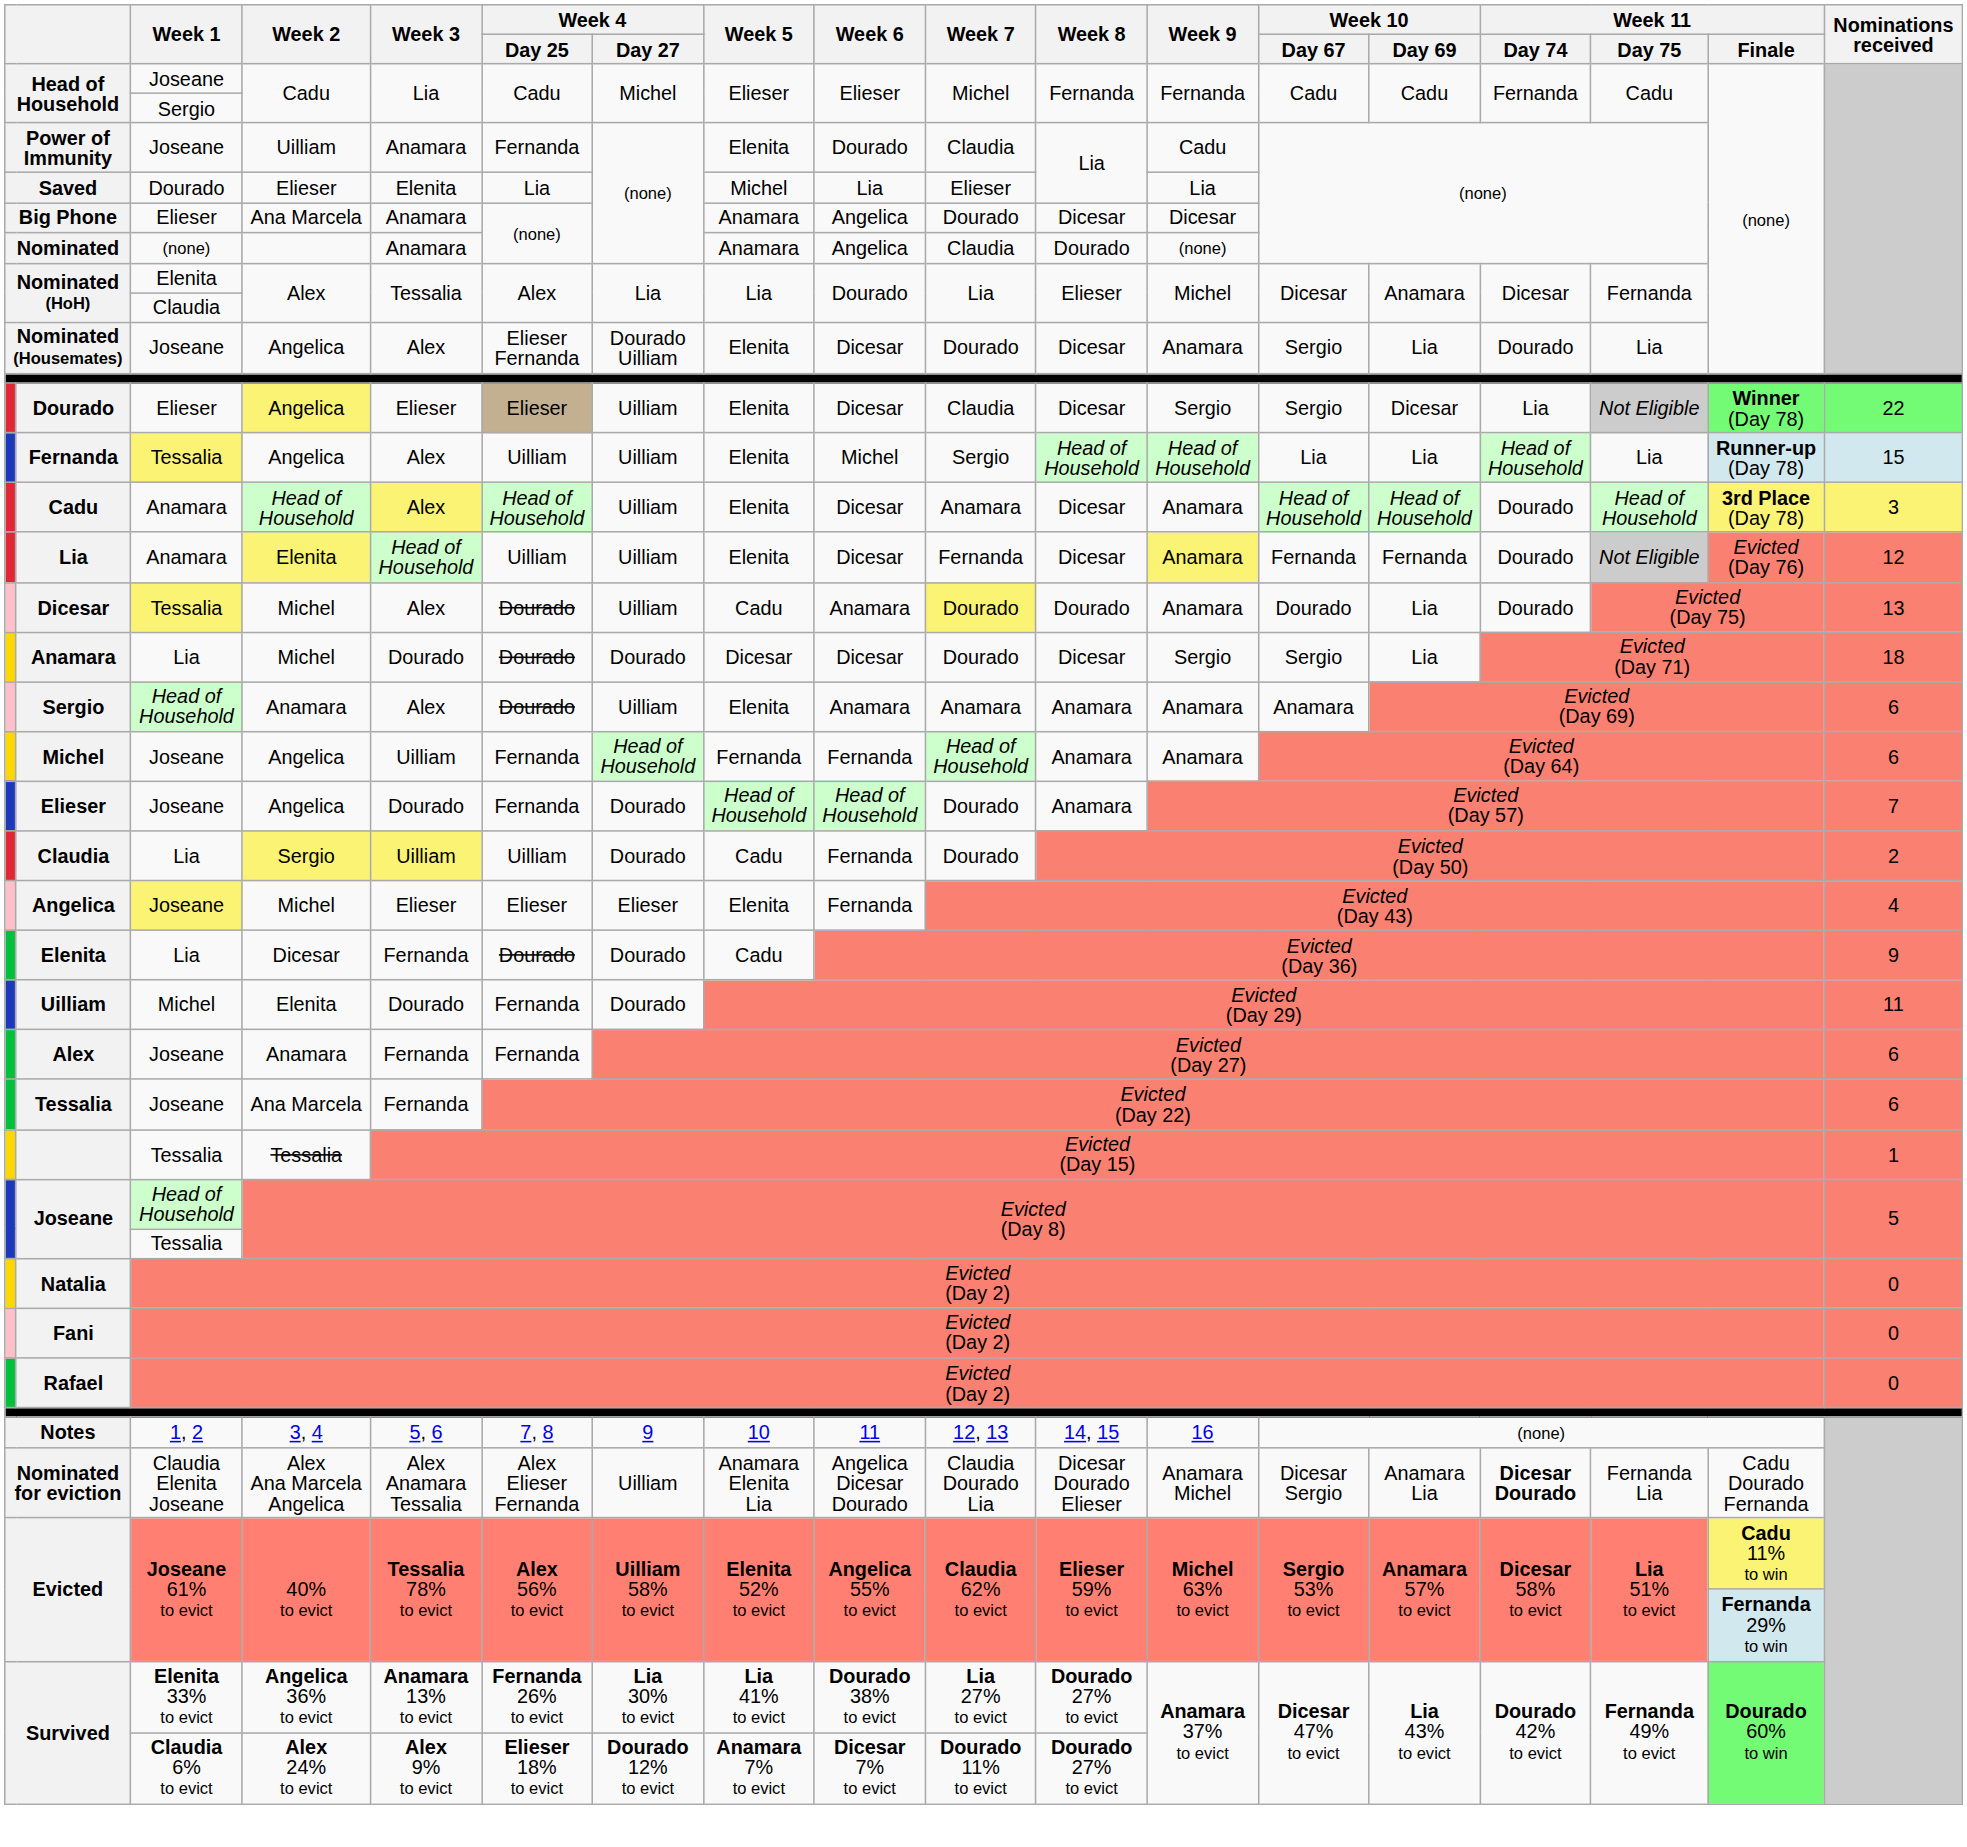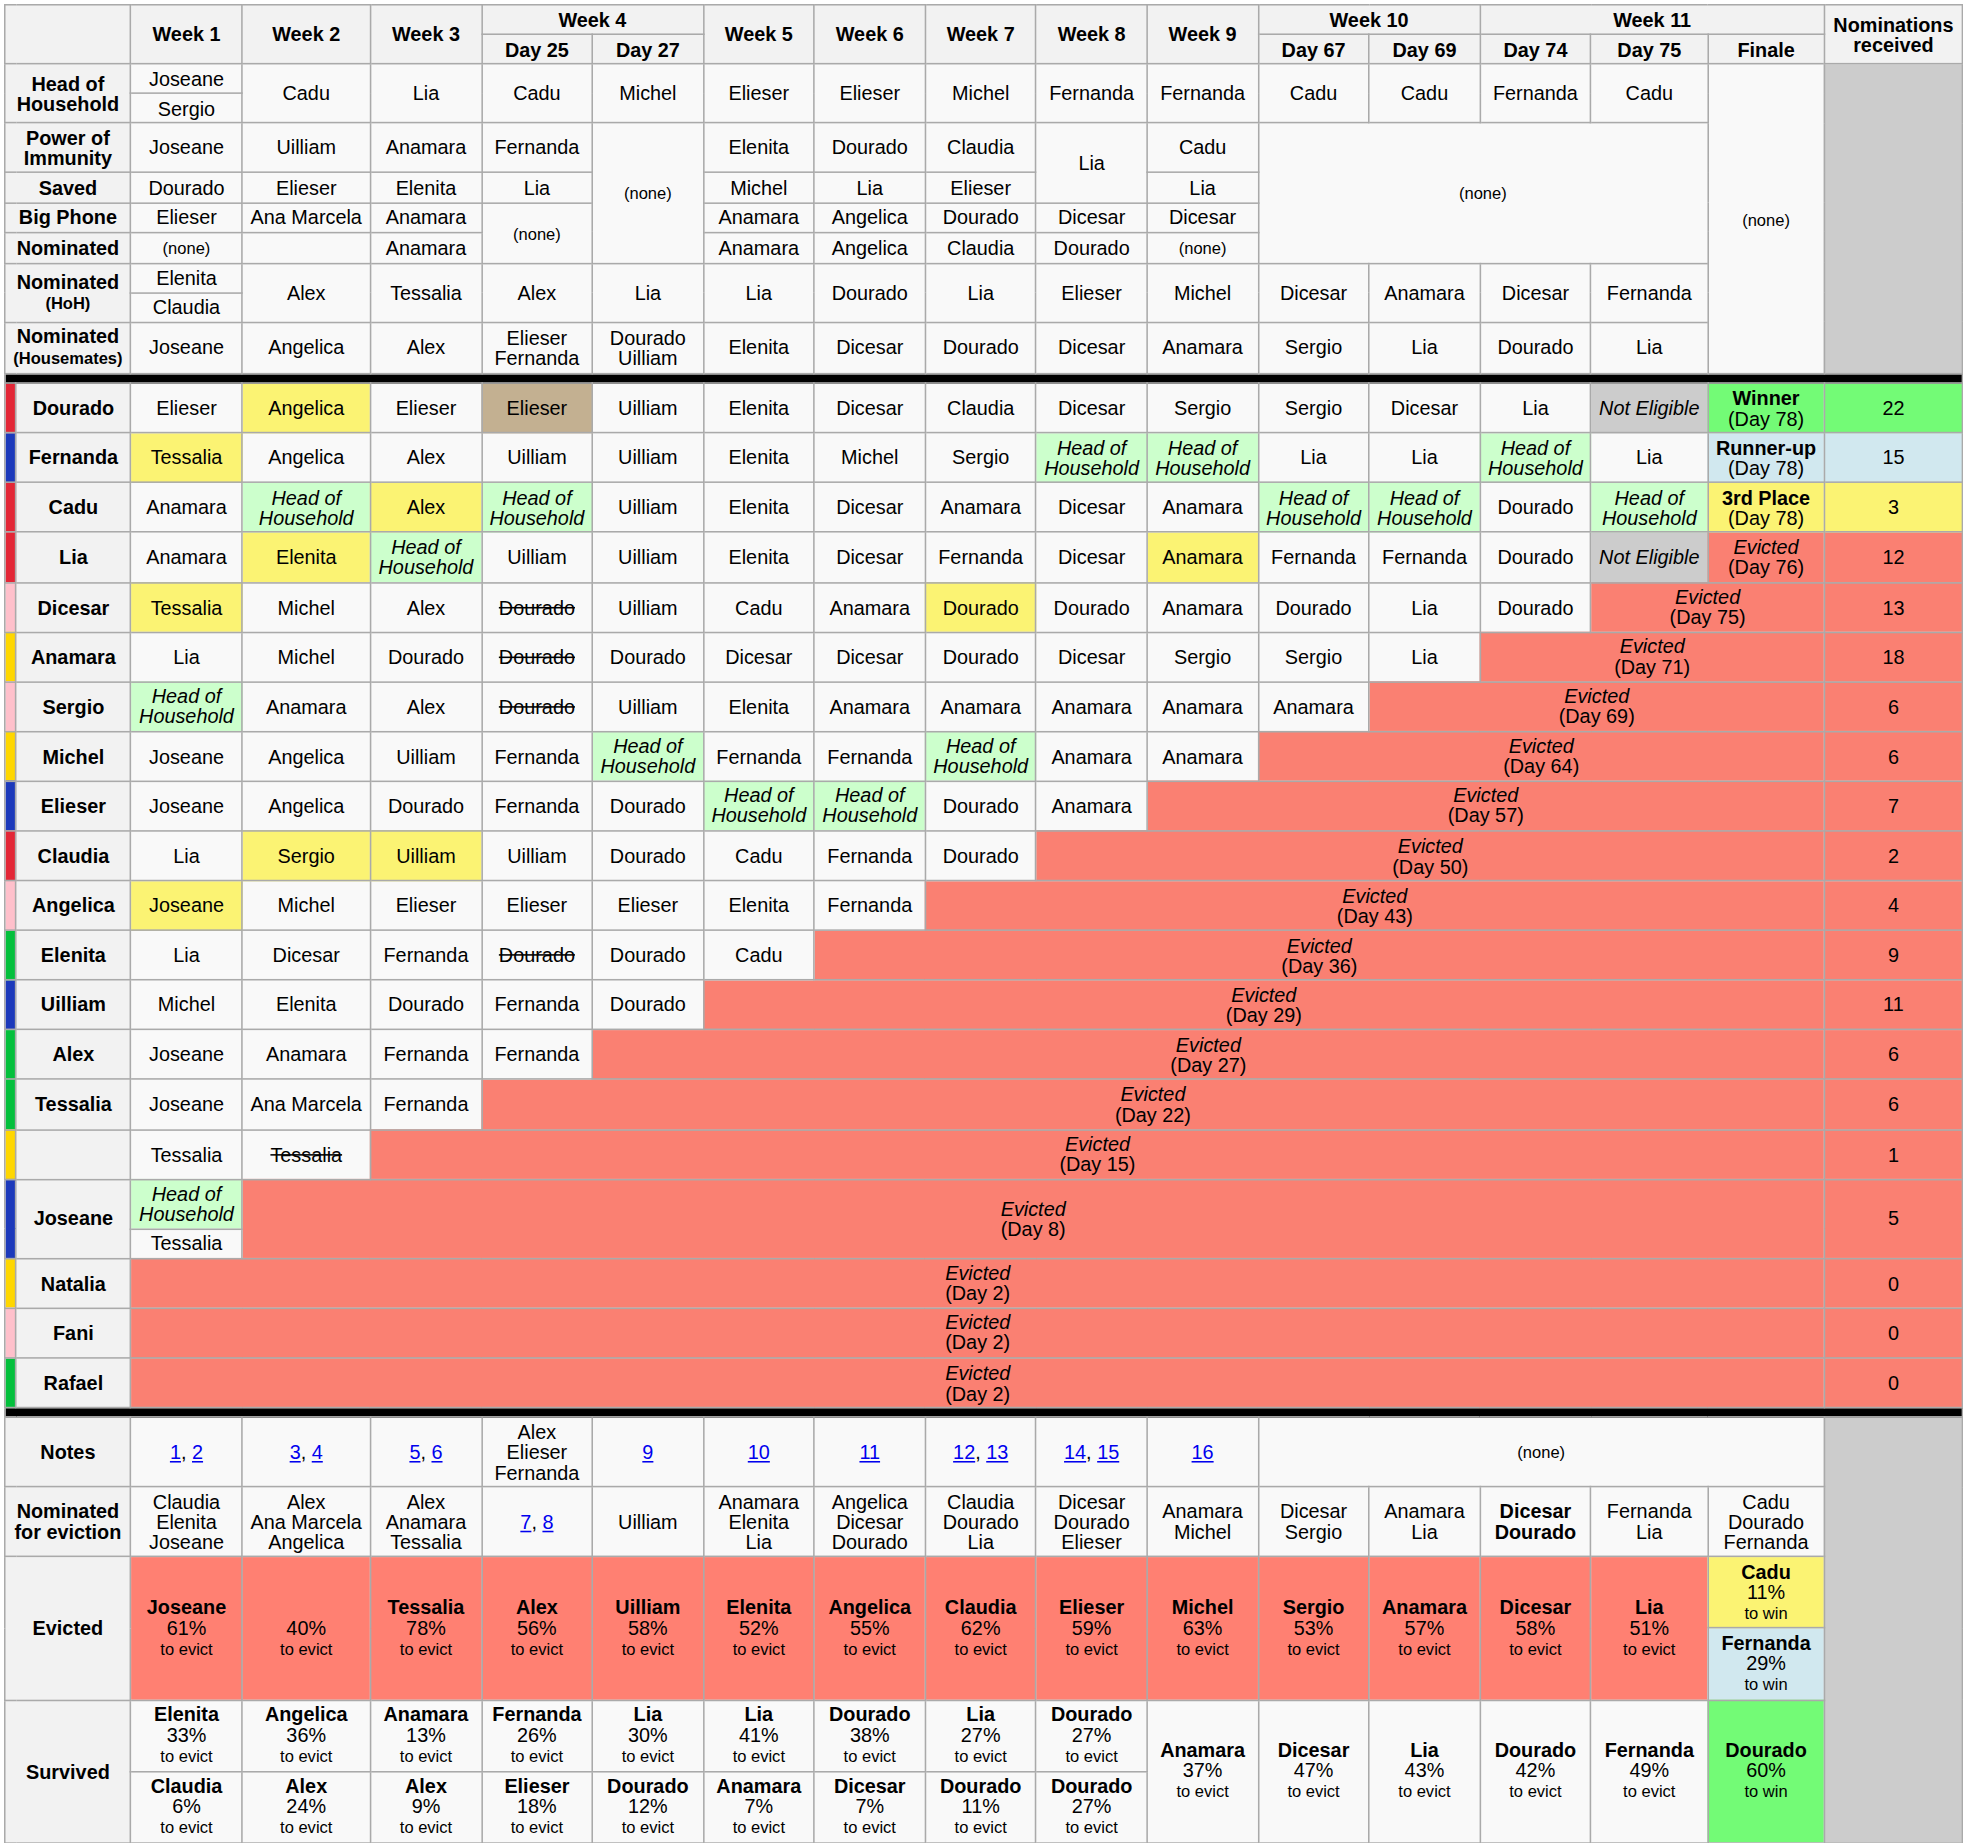(537, 1432) 7, 8 -> (537, 1452) Alex Elieser Fernanda
(537, 1483) Alex Elieser Fernanda -> (537, 1522) 7, 8
